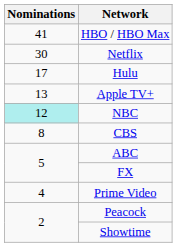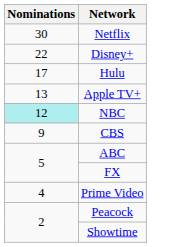- row: (125, 34)
+ row: (112, 53)
(41, 133) 8 -> (41, 133) 9
